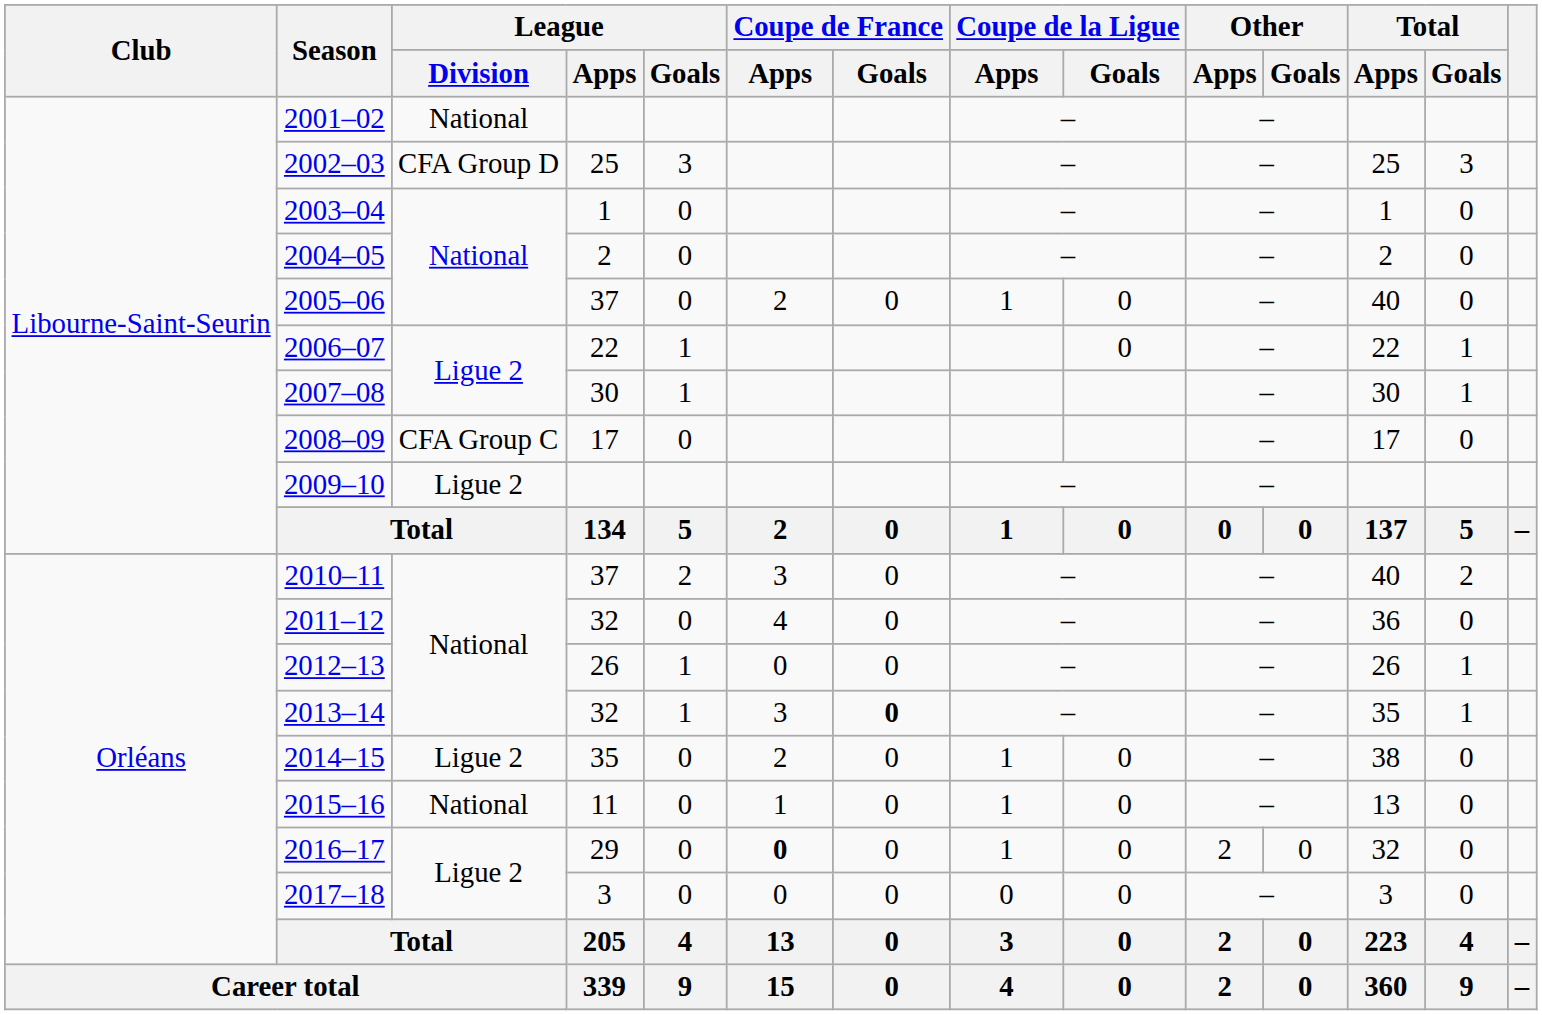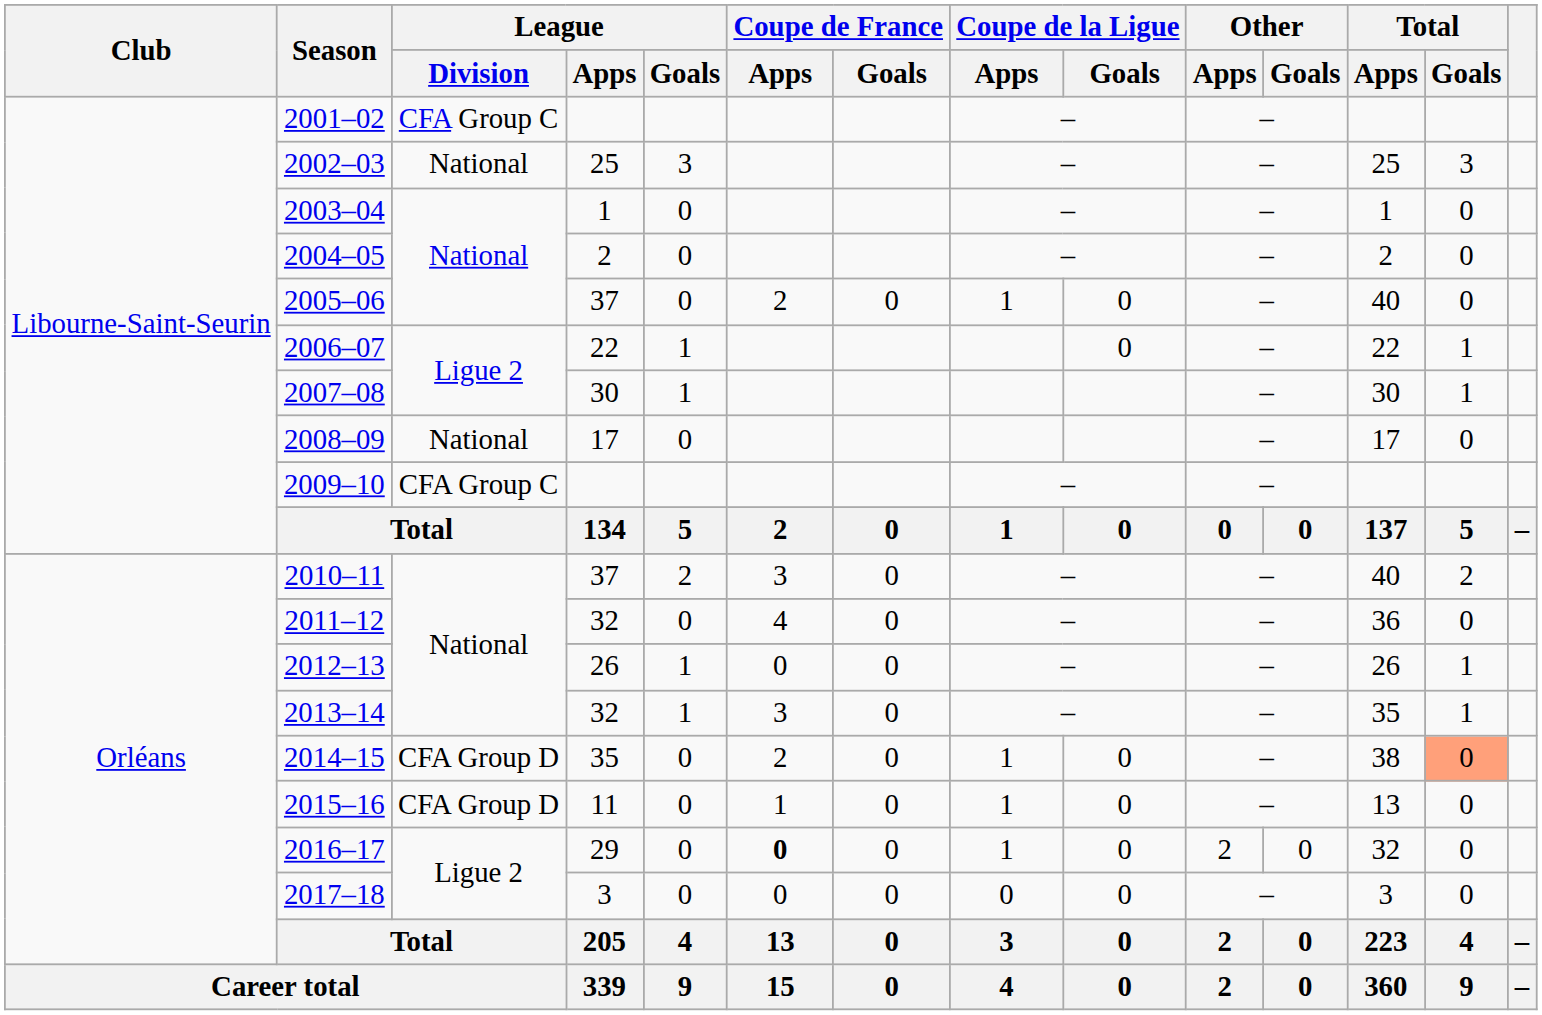(479, 118) National -> (479, 118) CFA Group C
(479, 164) CFA Group D -> (479, 164) National
(479, 438) CFA Group C -> (479, 438) National
(479, 484) Ligue 2 -> (479, 484) CFA Group C
(892, 712) bold -> (892, 712) normal
(479, 758) Ligue 2 -> (479, 758) CFA Group D
(1466, 758) no background -> (1466, 758) lightsalmon background
(479, 803) National -> (479, 803) CFA Group D
